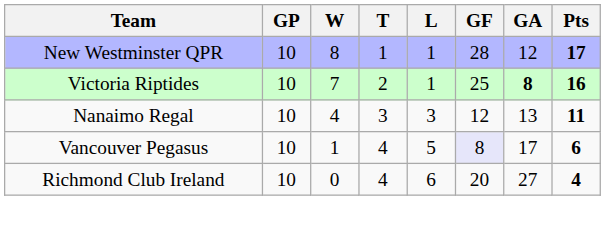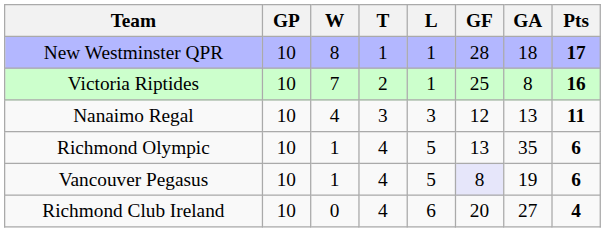(528, 52) 12 -> (528, 52) 18
(528, 84) bold -> (528, 84) normal
+ row: (133, 147)
(528, 147) 17 -> (528, 179) 19
